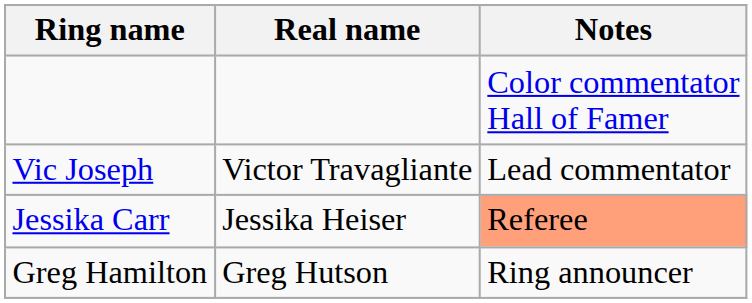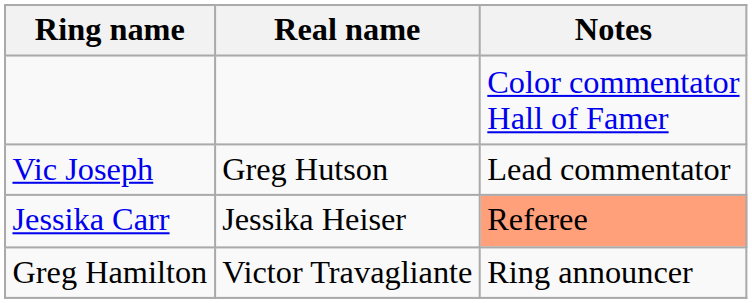(347, 169) Victor Travagliante -> (305, 169) Greg Hutson
(305, 271) Greg Hutson -> (347, 271) Victor Travagliante
